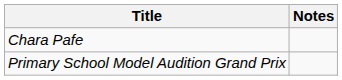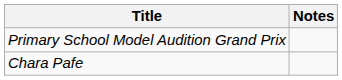rows swapped: (147, 63) <-> (46, 39)
